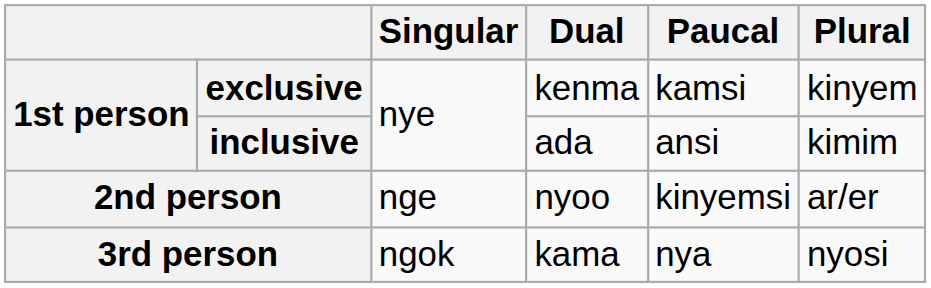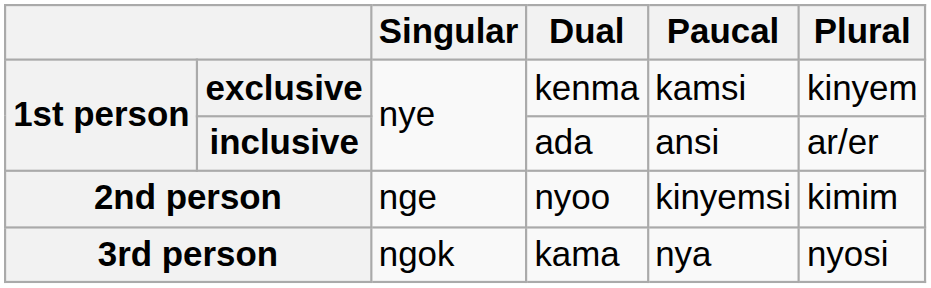(852, 142) kimim -> (843, 142) ar/er
(843, 198) ar/er -> (852, 198) kimim
